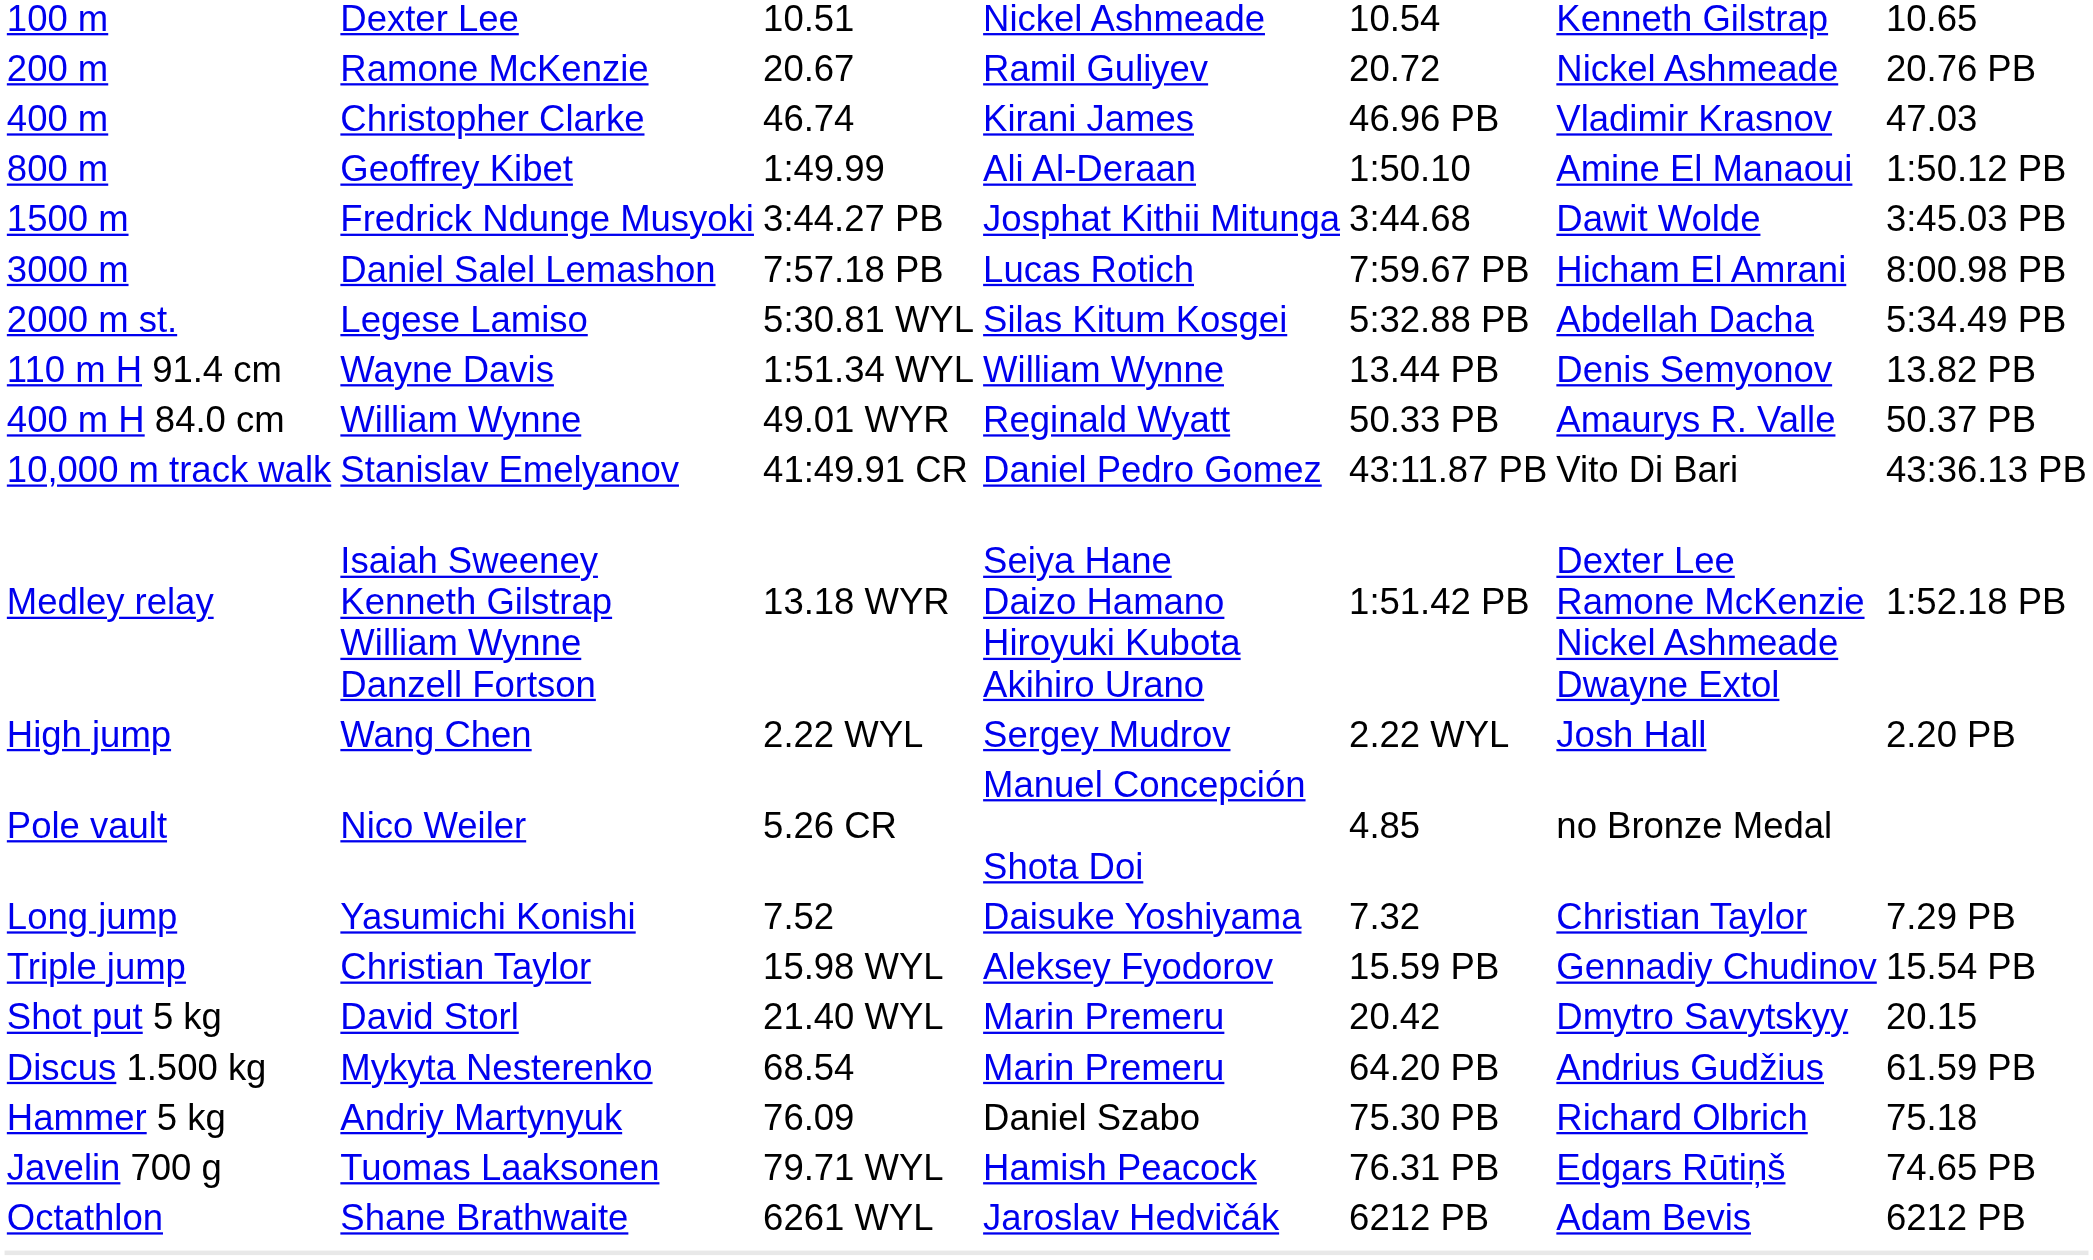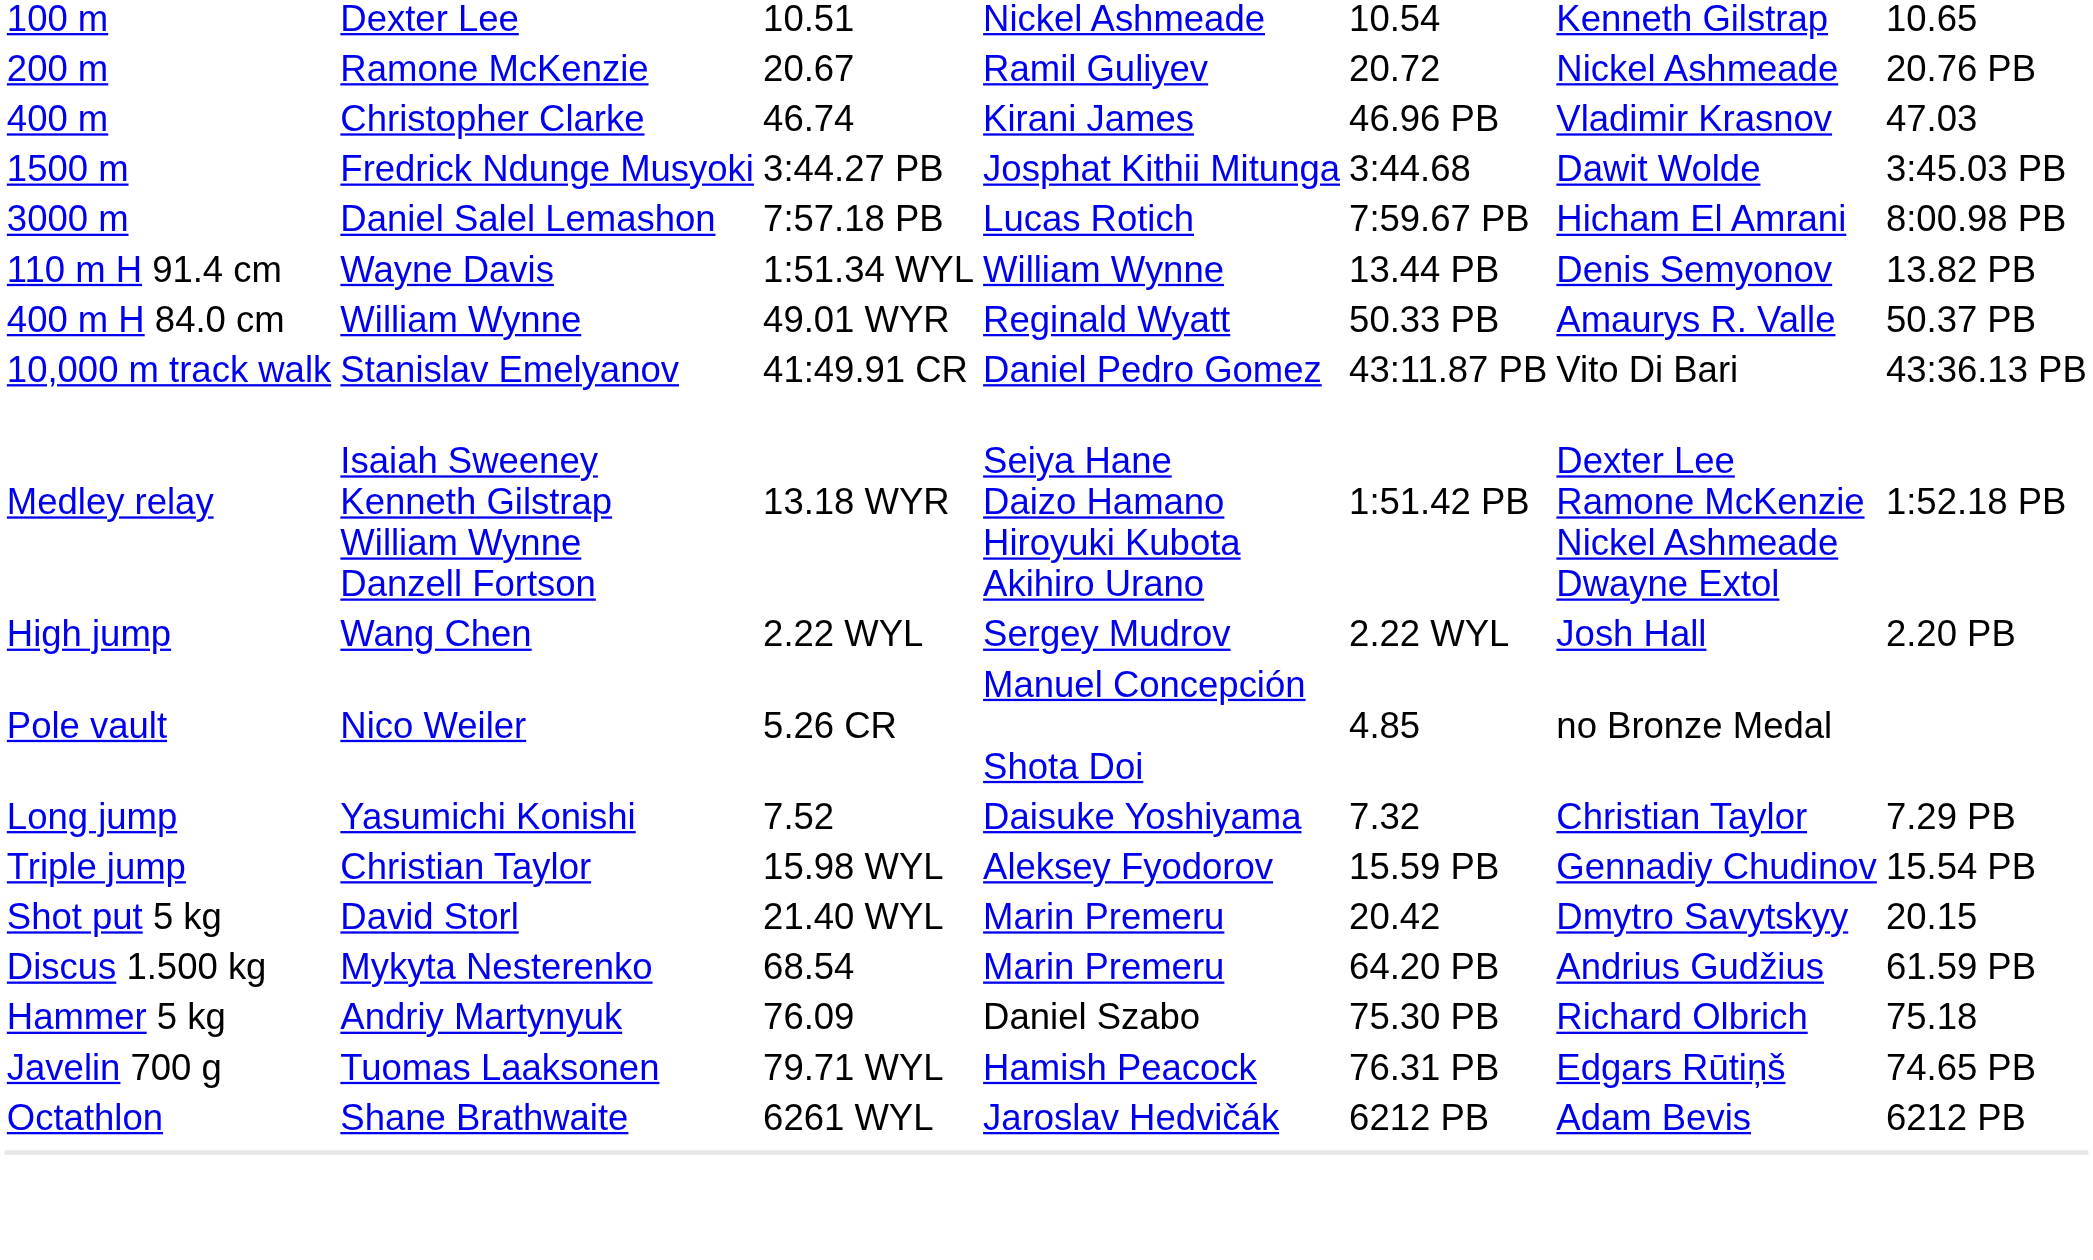- row: (58, 169)
- row: (92, 319)
